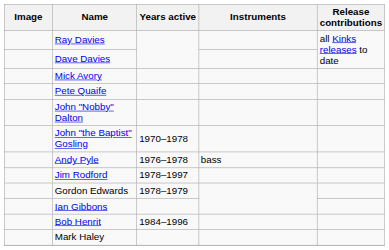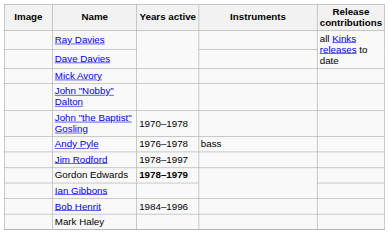- row: (81, 91)
(164, 190) normal -> (164, 175) bold
